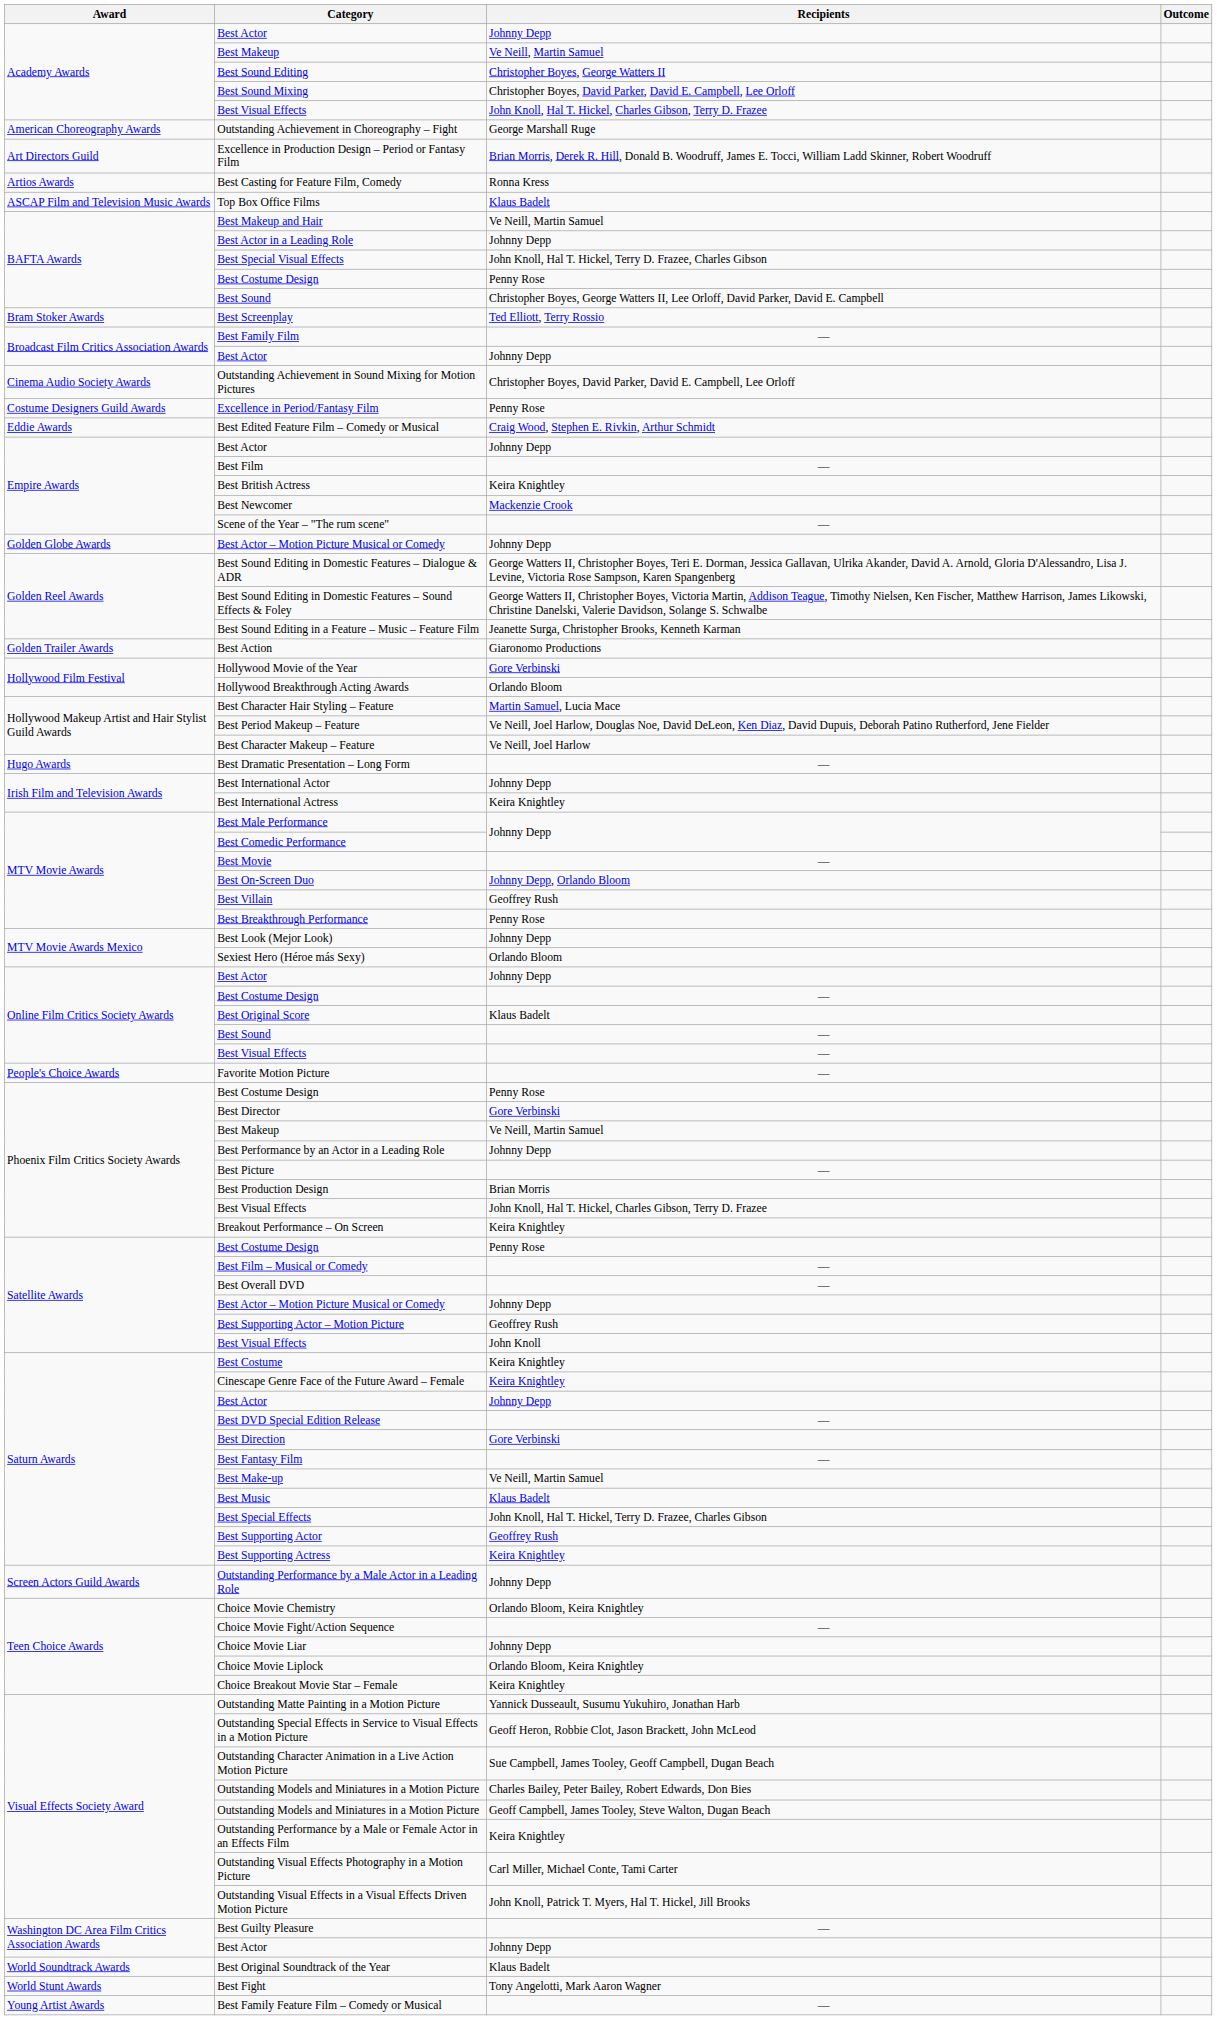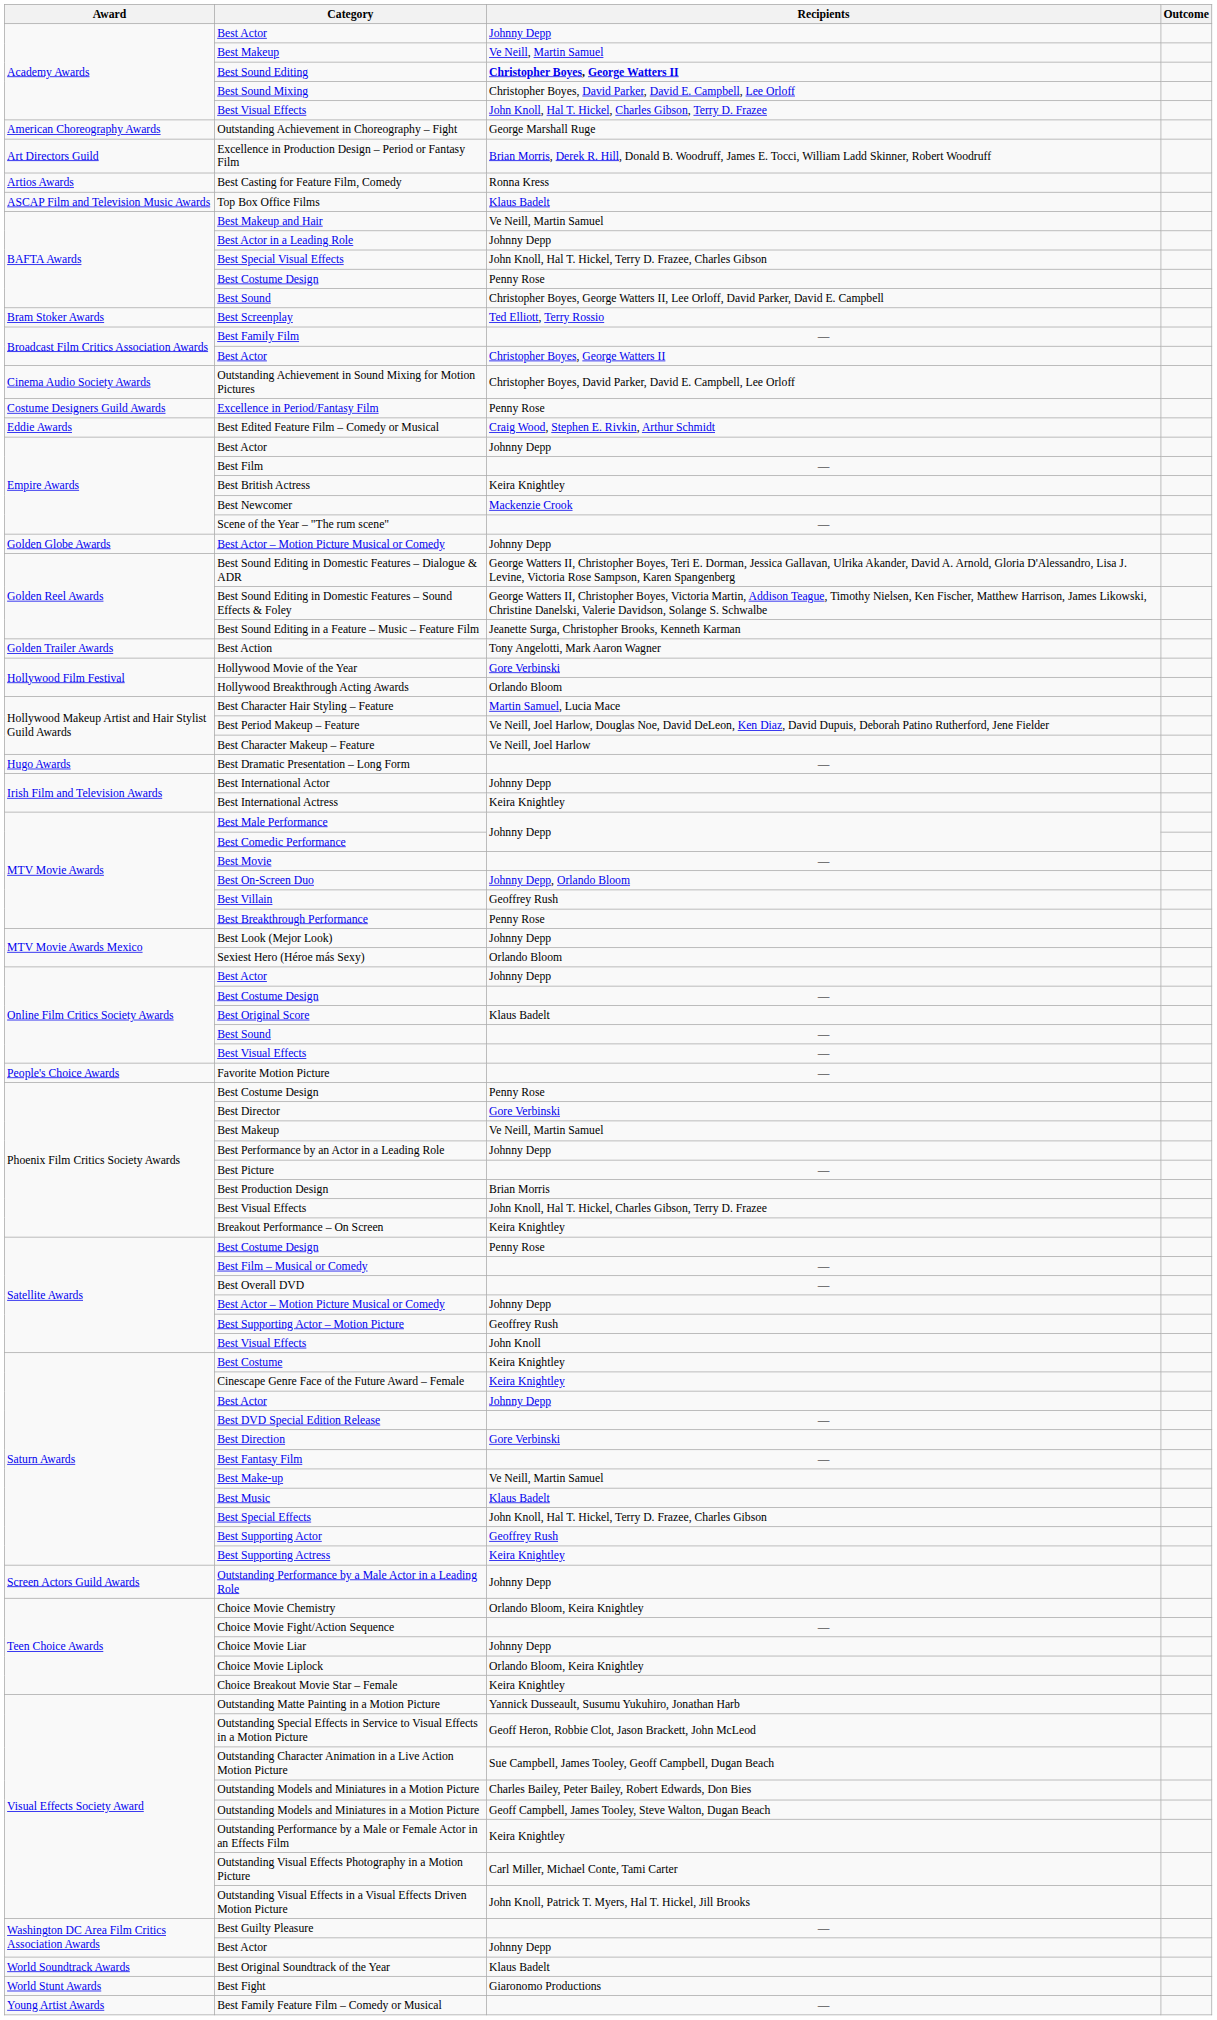(577, 72) normal -> (584, 72) bold
(520, 356) Johnny Depp -> (577, 356) Christopher Boyes, George Watters II
(545, 648) Giaronomo Productions -> (575, 648) Tony Angelotti, Mark Aaron Wagner
(575, 1986) Tony Angelotti, Mark Aaron Wagner -> (545, 1986) Giaronomo Productions
